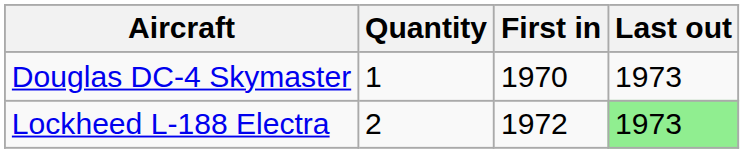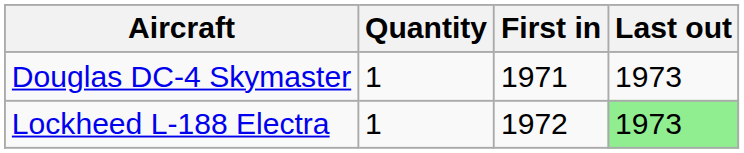(534, 76) 1970 -> (534, 76) 1971
(373, 123) 2 -> (373, 123) 1
